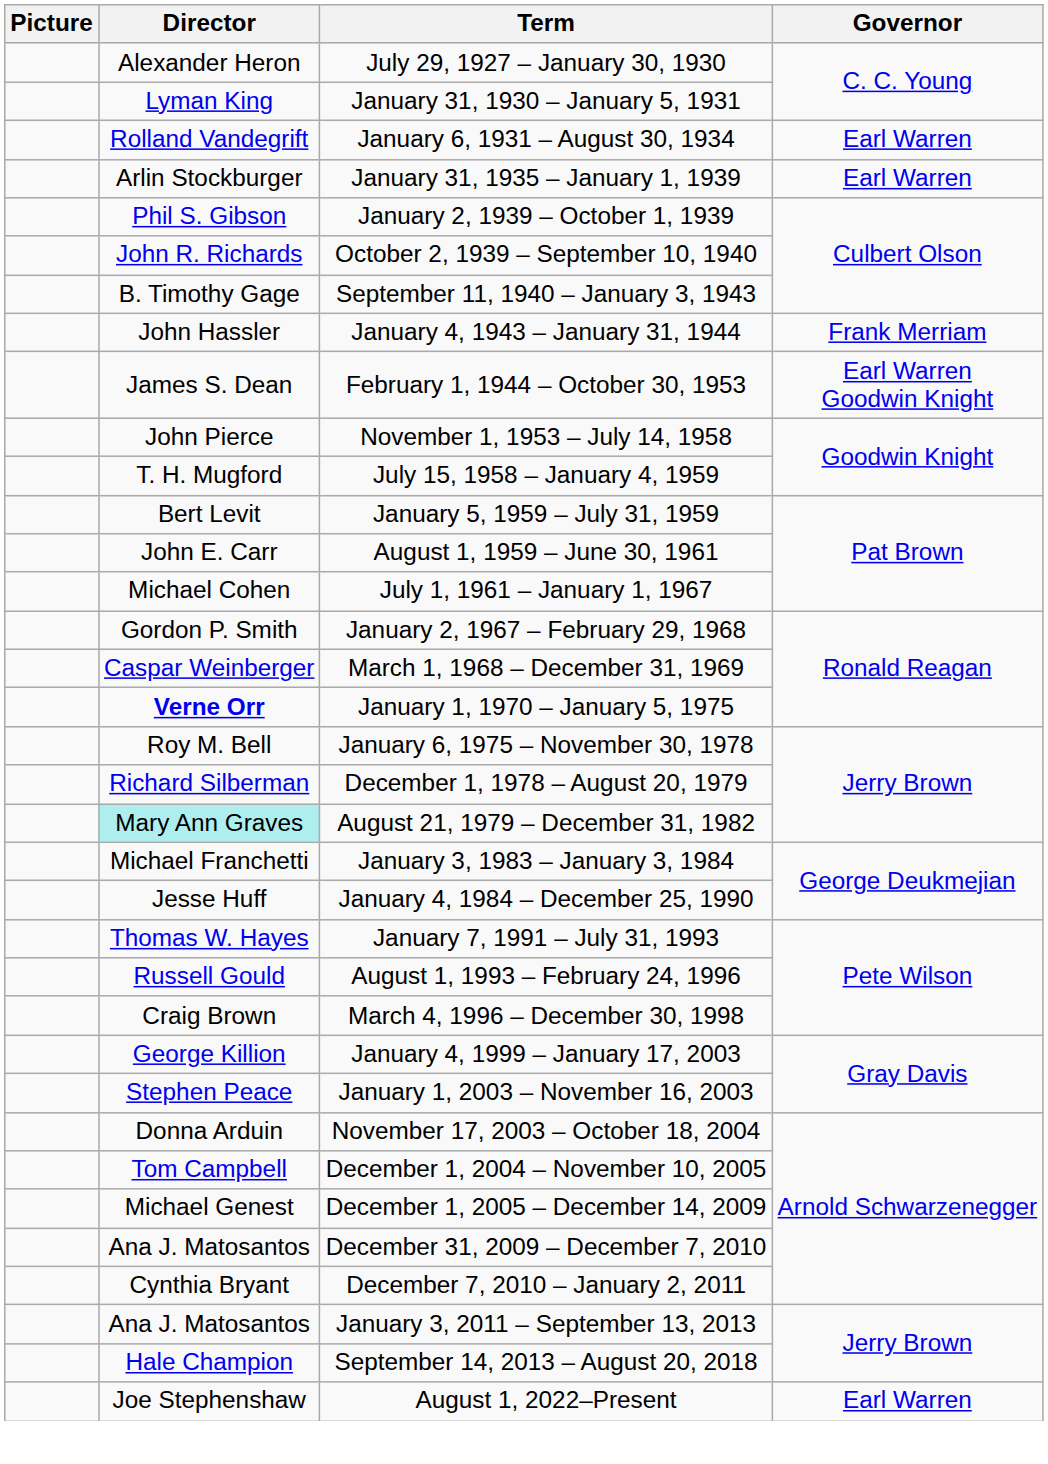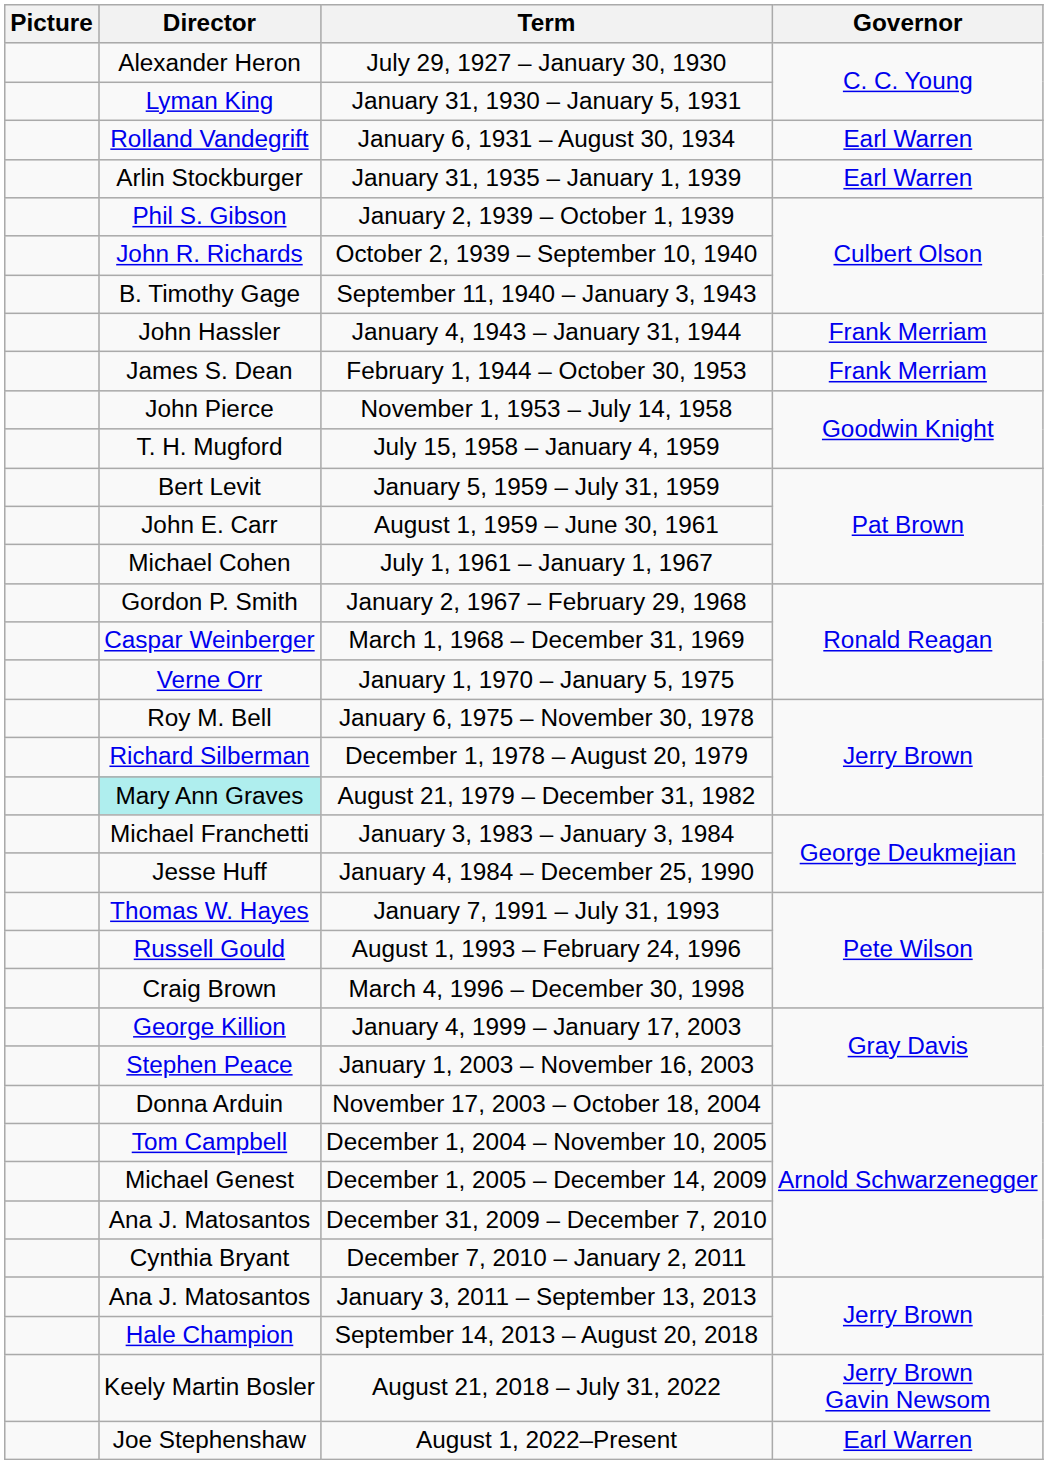(907, 384) Earl Warren Goodwin Knight -> (908, 370) Frank Merriam
(209, 706) bold -> (209, 679) normal
+ row: (546, 1387)
